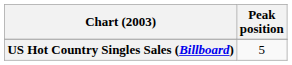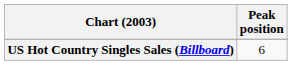(262, 49) 5 -> (262, 49) 6
